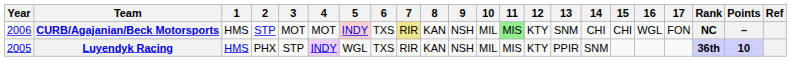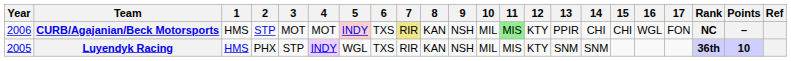(566, 31) SNM -> (566, 31) PPIR
(566, 48) PPIR -> (566, 48) SNM
